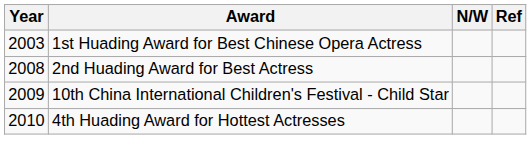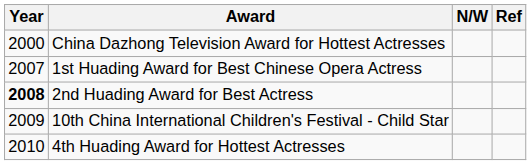+ row: (249, 43)
(26, 43) 2003 -> (26, 69) 2007
(26, 69) normal -> (26, 95) bold
